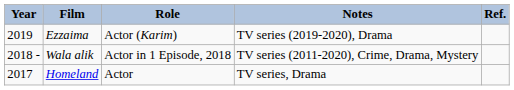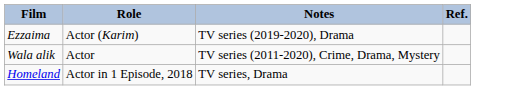- column: (24, 14)
(168, 54) Actor in 1 Episode, 2018 -> (80, 54) Actor
(119, 74) Actor -> (129, 74) Actor in 1 Episode, 2018
